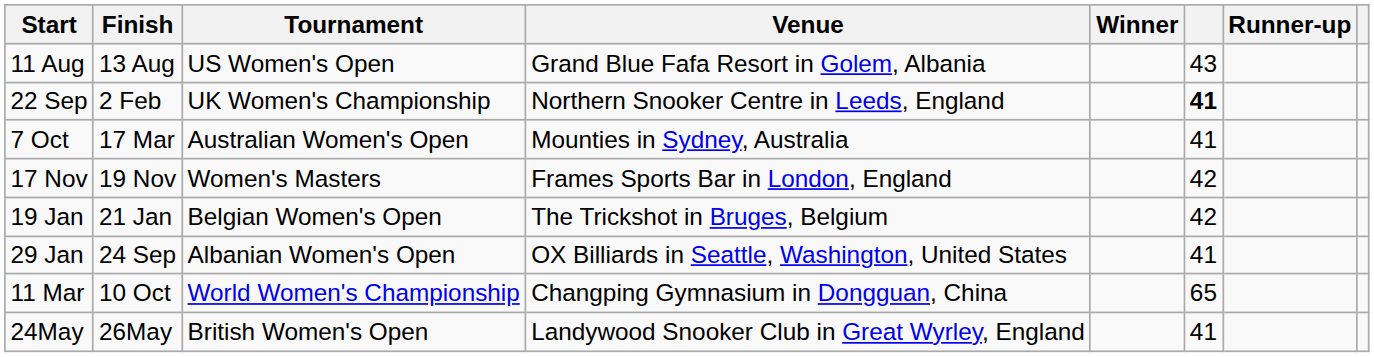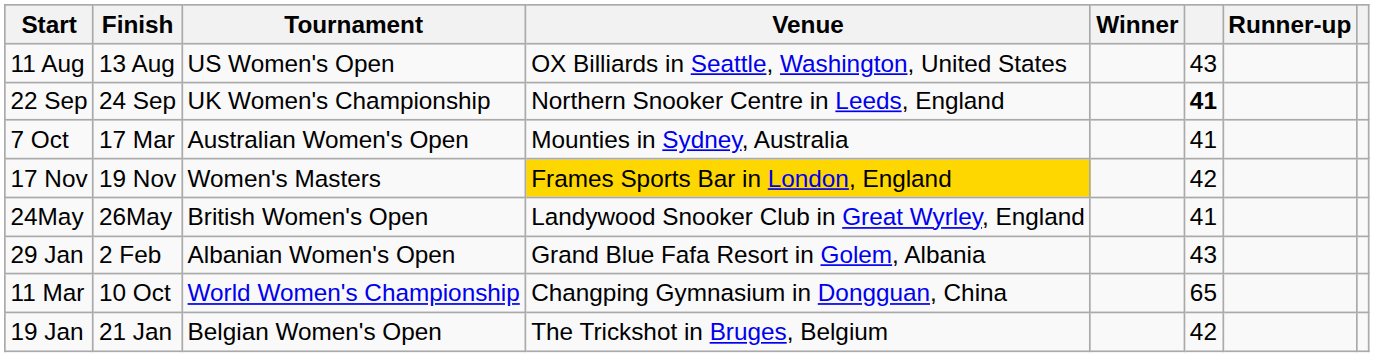(758, 63) Grand Blue Fafa Resort in Golem, Albania -> (799, 63) OX Billiards in Seattle, Washington, United States
(130, 101) 2 Feb -> (138, 101) 24 Sep
(741, 178) no background -> (741, 178) gold background
rows swapped: (47, 217) <-> (47, 332)
(138, 255) 24 Sep -> (130, 255) 2 Feb
(799, 255) OX Billiards in Seattle, Washington, United States -> (758, 255) Grand Blue Fafa Resort in Golem, Albania
(1203, 255) 41 -> (1203, 255) 43
